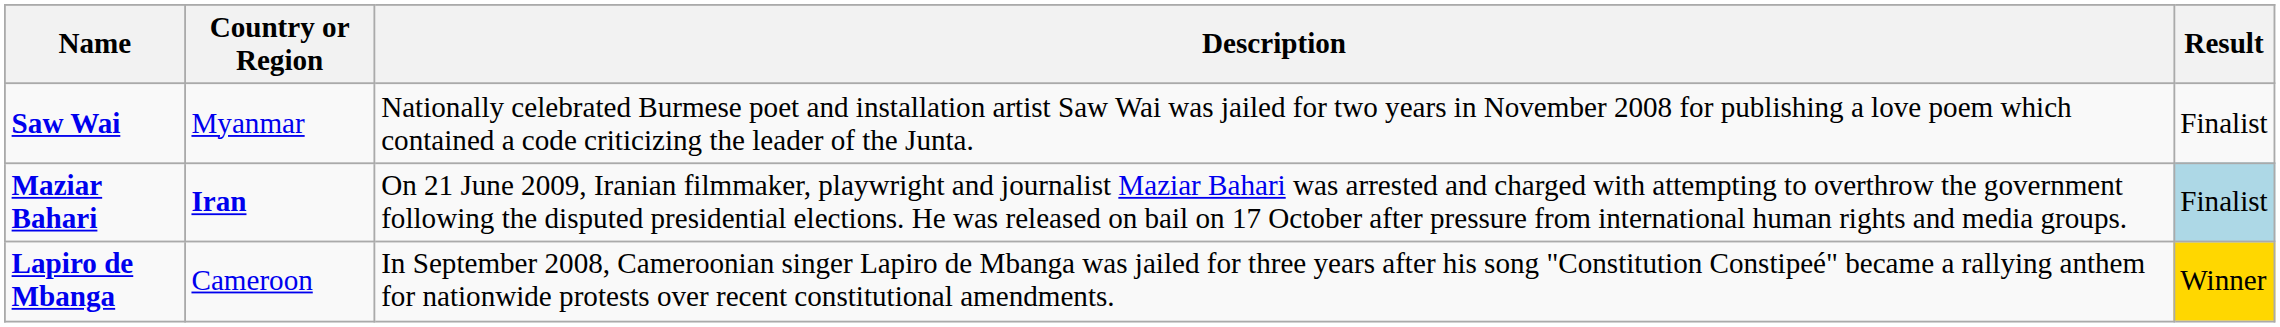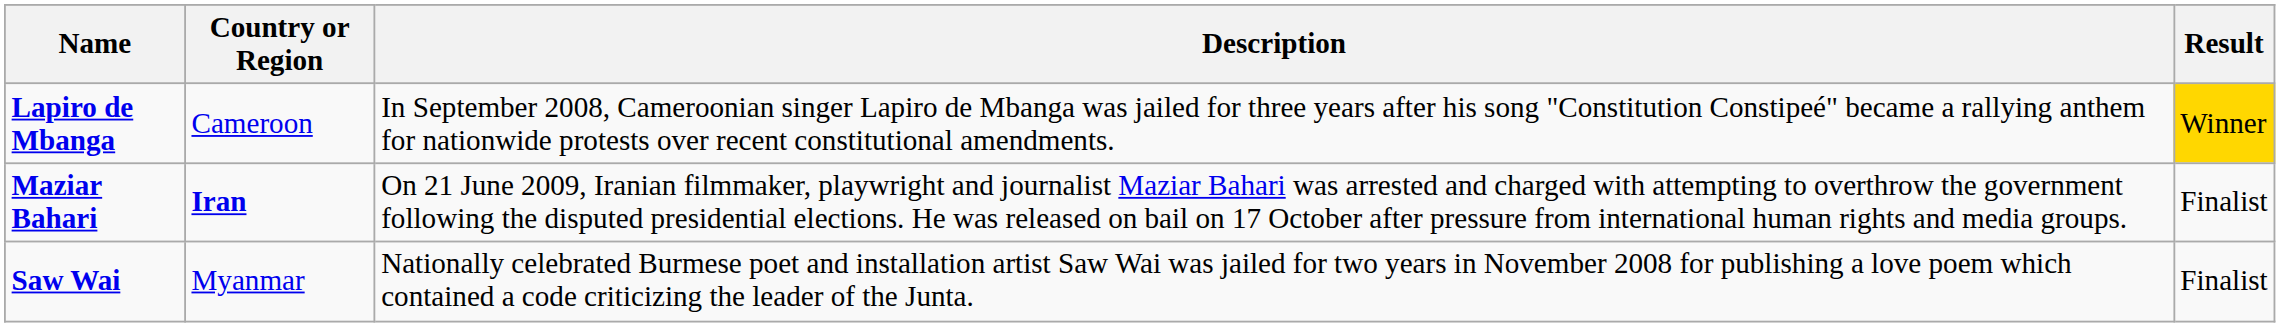rows swapped: (72, 280) <-> (66, 122)
(2224, 201) lightblue background -> (2224, 201) no background
